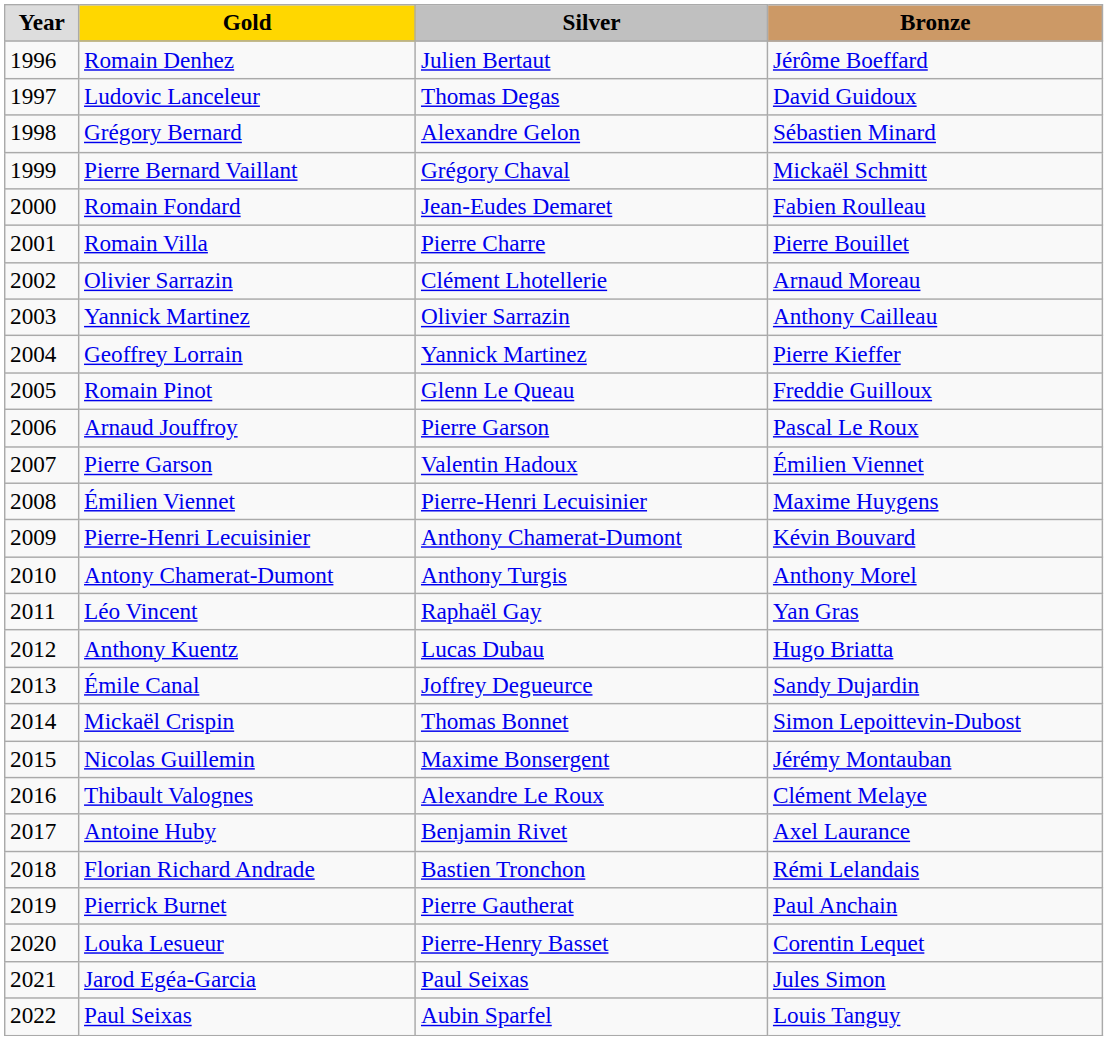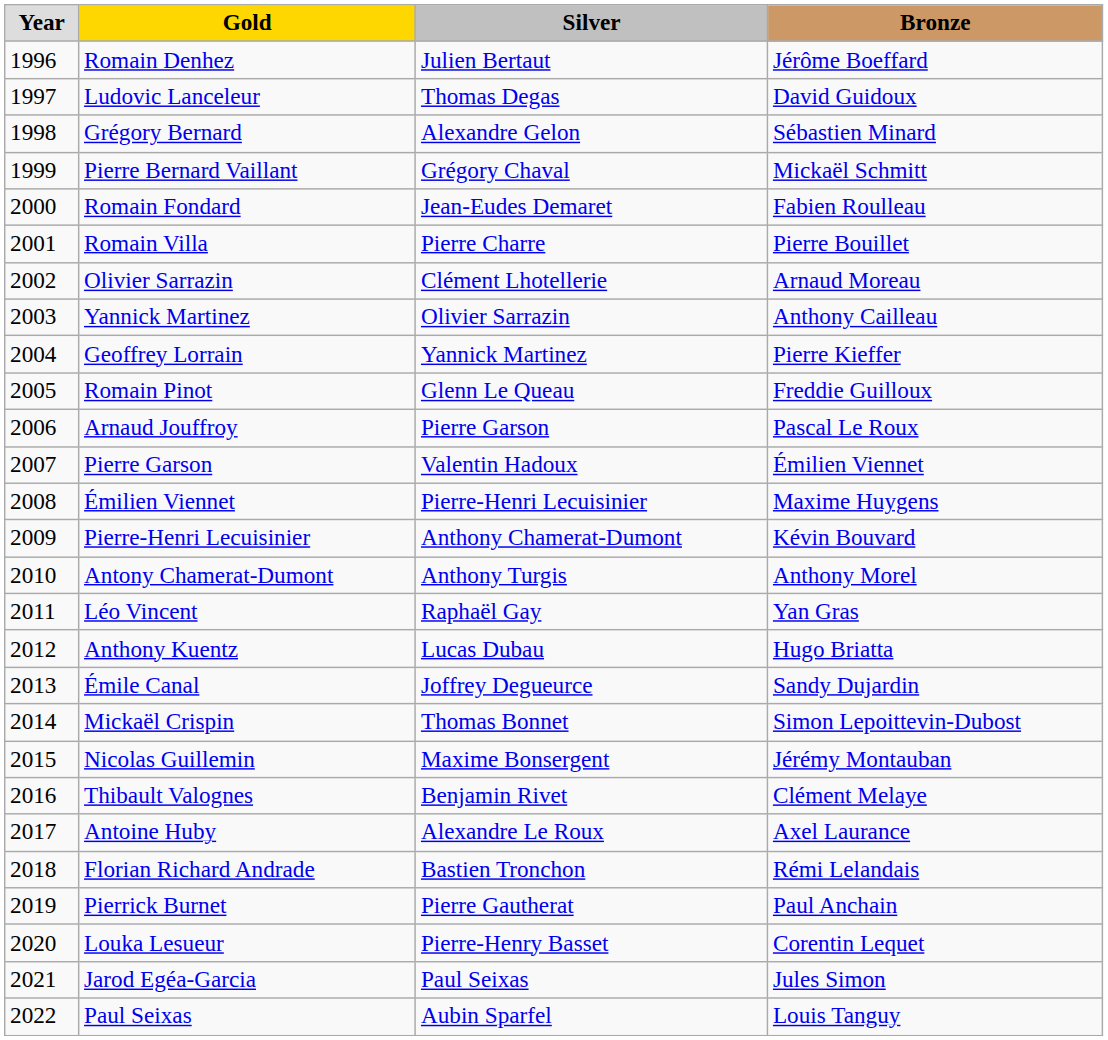(512, 795) Alexandre Le Roux -> (494, 795) Benjamin Rivet
(494, 832) Benjamin Rivet -> (512, 832) Alexandre Le Roux
